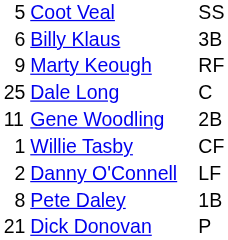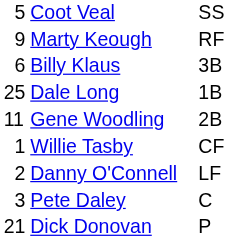rows swapped: (75, 39) <-> (91, 66)
(205, 93) C -> (210, 93) 1B
(15, 200) 8 -> (15, 200) 3
(210, 200) 1B -> (205, 200) C
